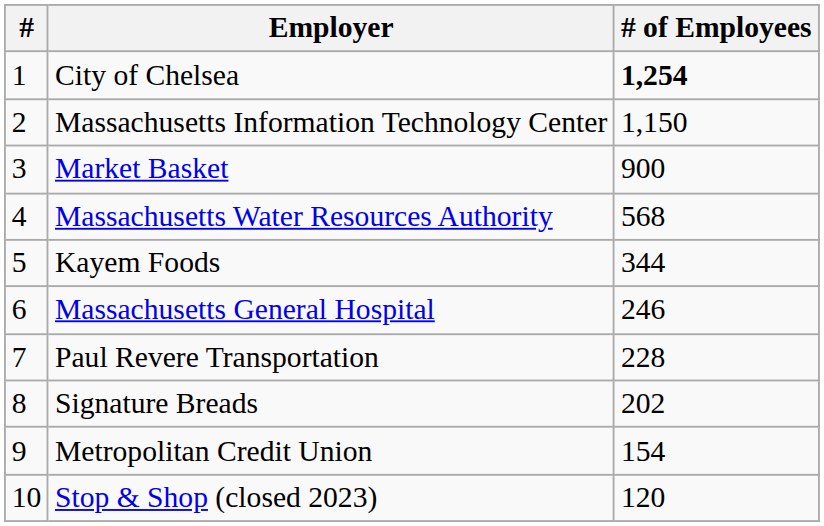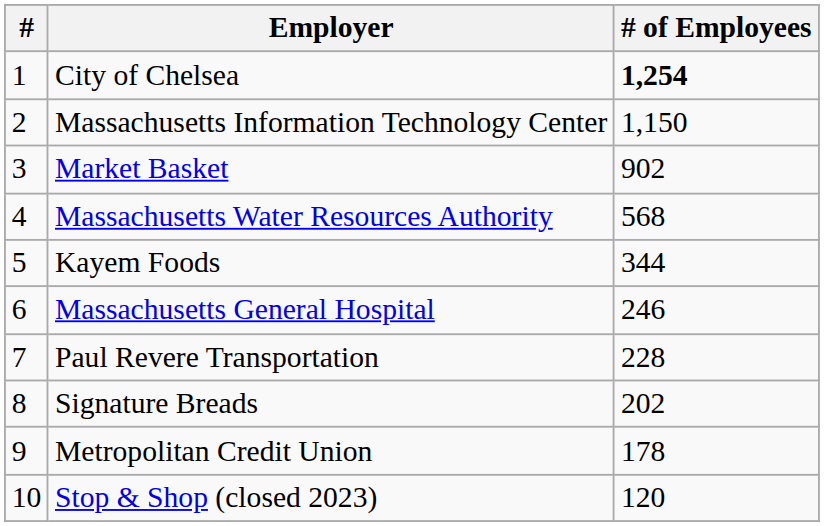(643, 168) 900 -> (643, 168) 902
(643, 450) 154 -> (643, 450) 178
